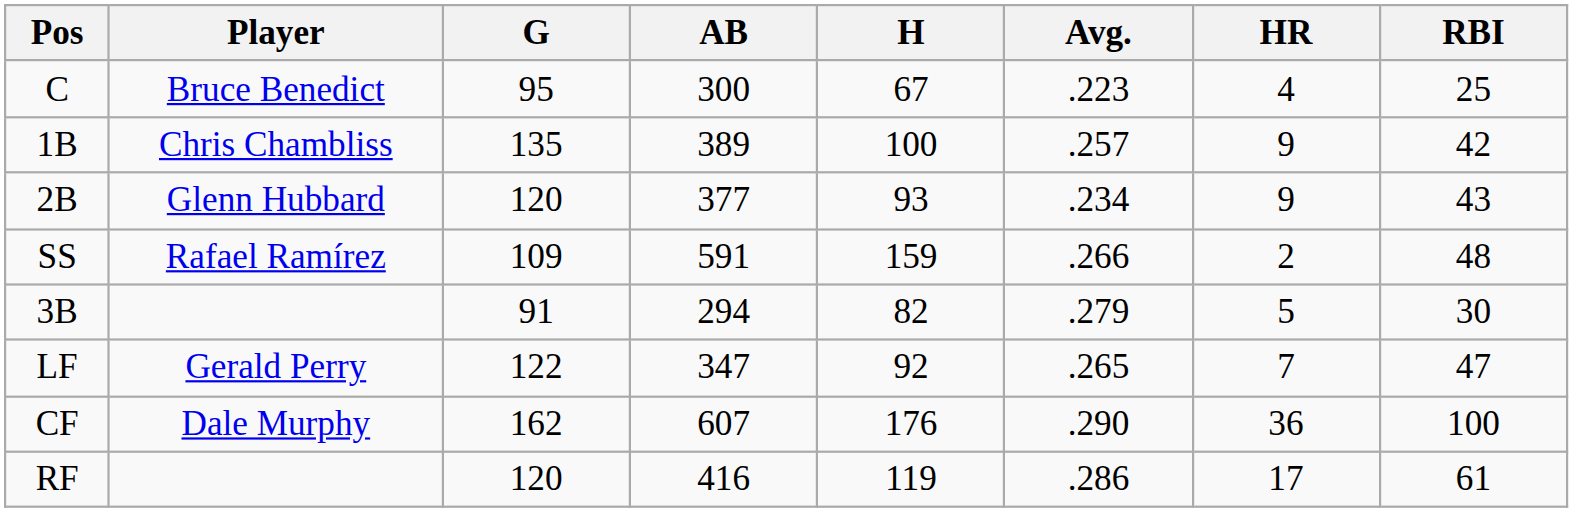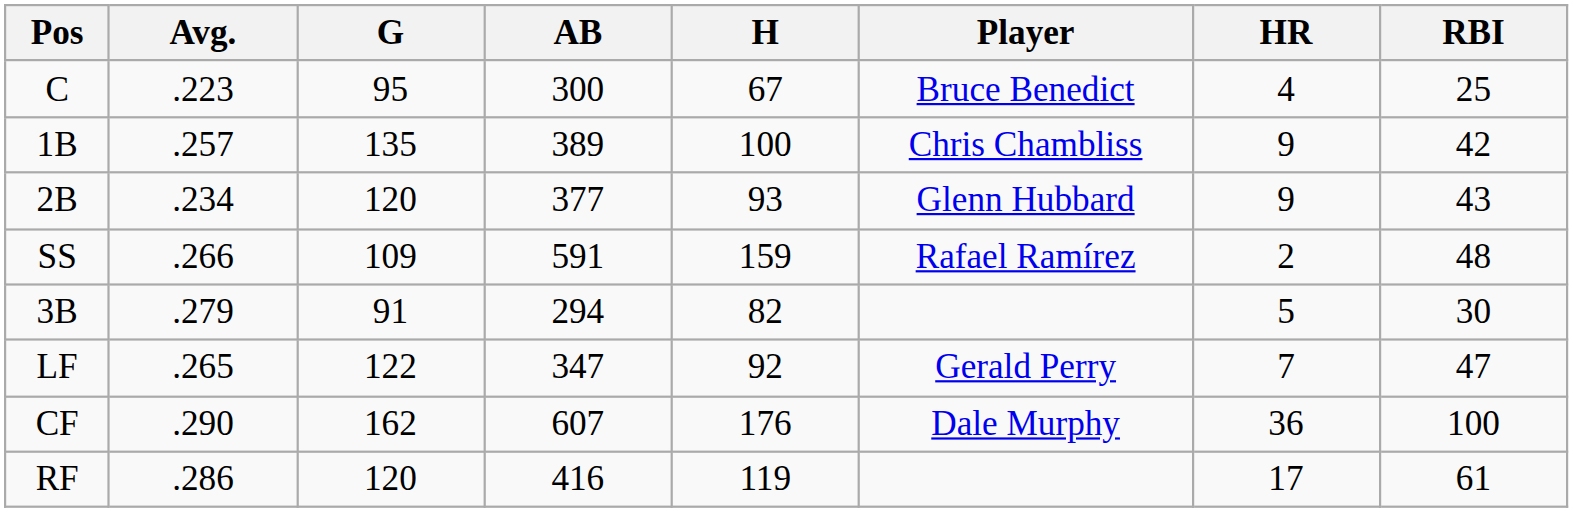columns swapped: (276, 32) <-> (1098, 32)
